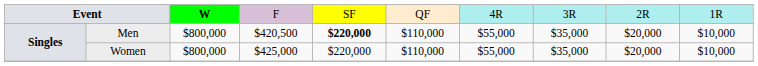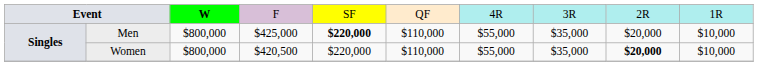(276, 33) $420,500 -> (276, 33) $425,000
(276, 52) $425,000 -> (276, 52) $420,500
(643, 52) normal -> (643, 52) bold
